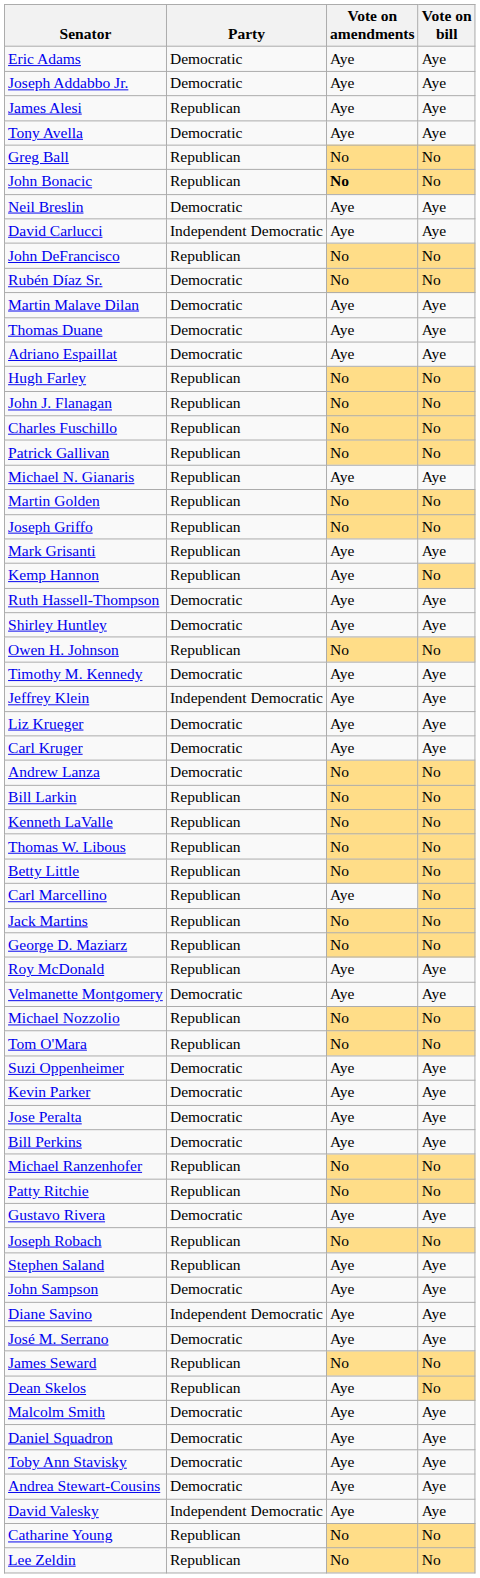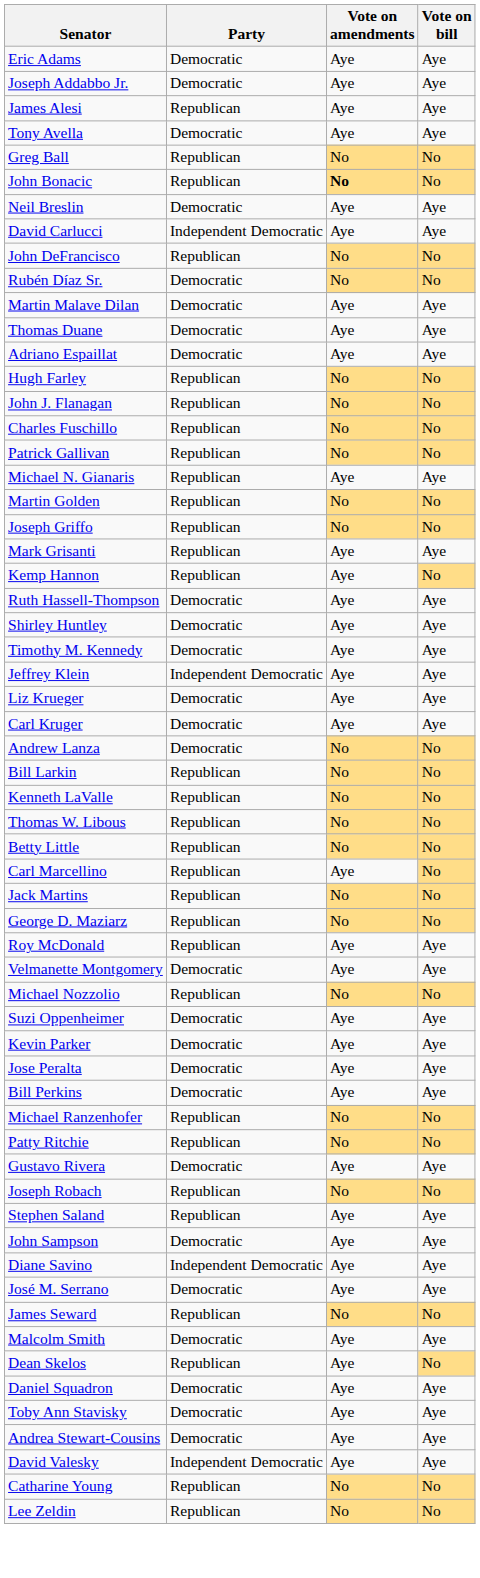- row: (63, 649)
- row: (47, 1043)
rows swapped: (47, 1388) <-> (57, 1412)
